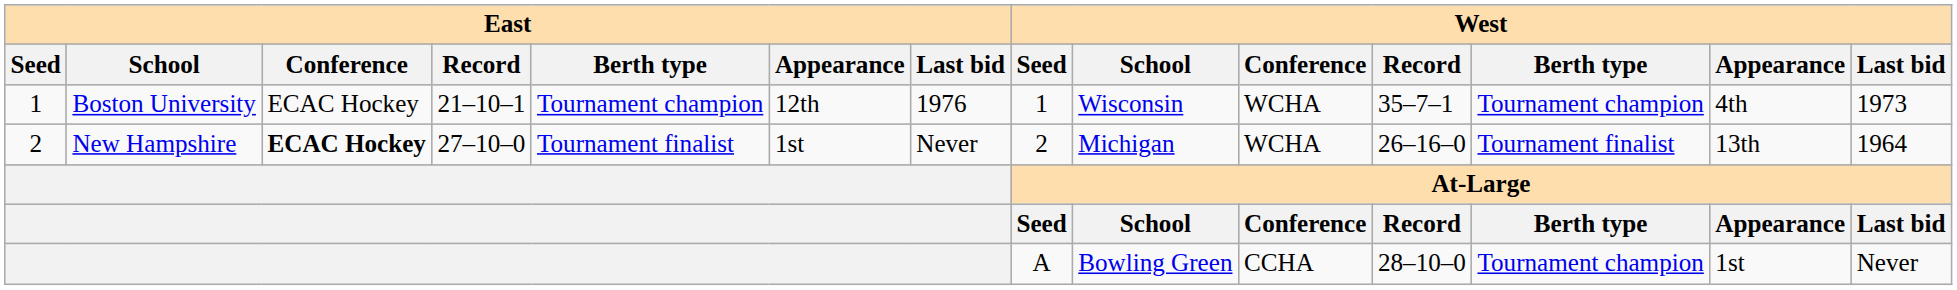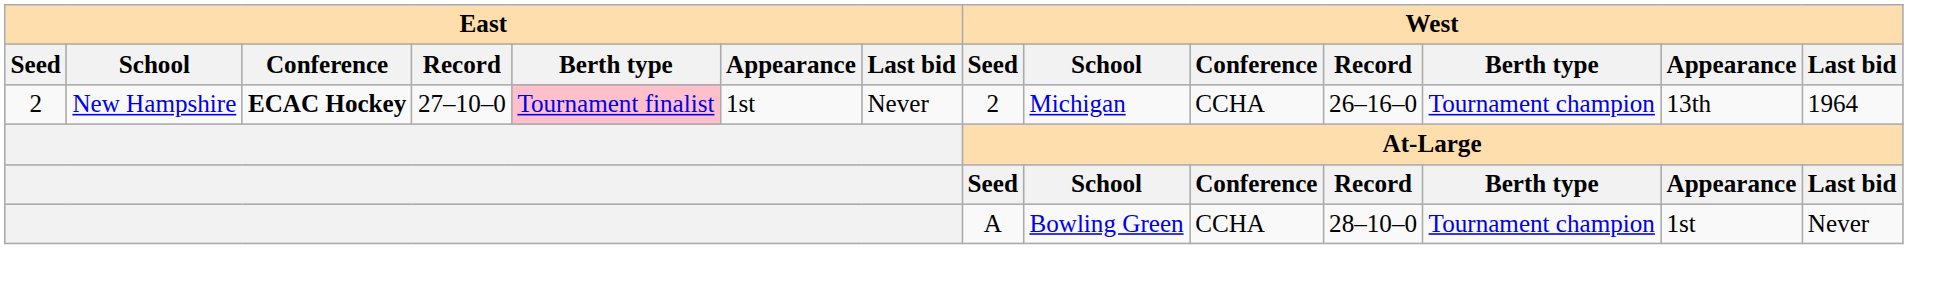- row: (36, 104)
(635, 143) no background -> (616, 104) pink background
(1282, 143) WCHA -> (1230, 104) CCHA
(1576, 143) Tournament finalist -> (1542, 104) Tournament champion
